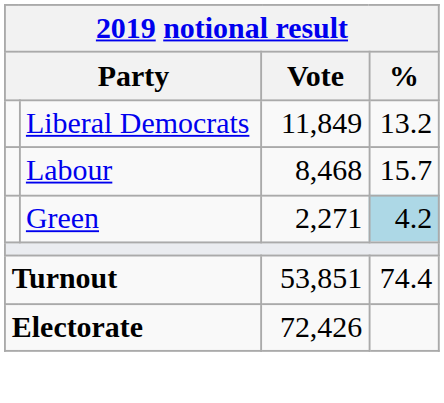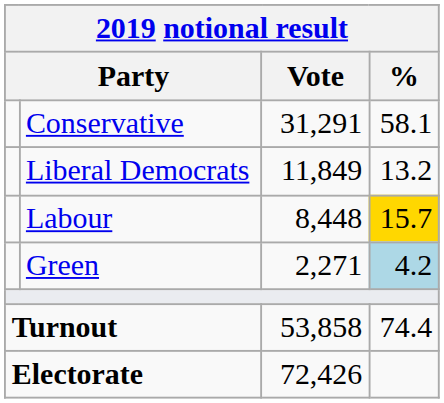+ row: (105, 123)
(329, 170) 8,468 -> (329, 218) 8,448
(406, 170) no background -> (406, 218) gold background
(321, 279) 53,851 -> (321, 326) 53,858
